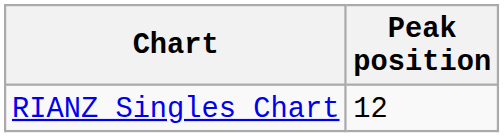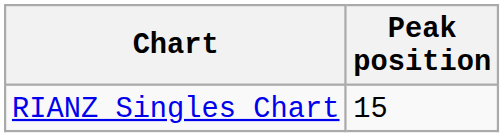(370, 108) 12 -> (370, 108) 15
